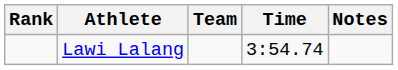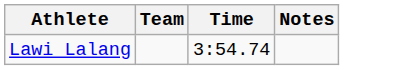- column: (31, 20)
